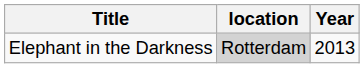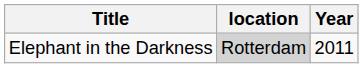(335, 47) 2013 -> (334, 47) 2011
